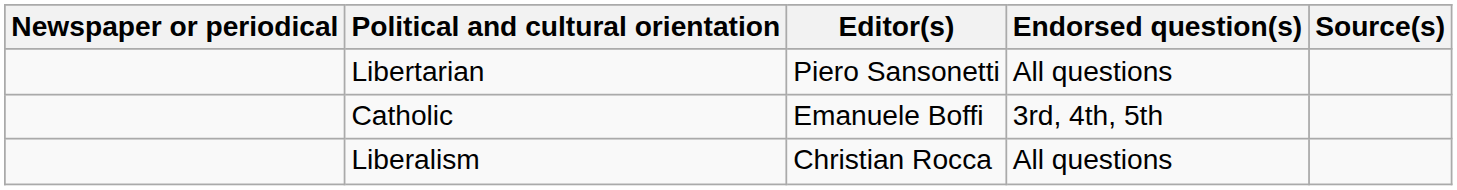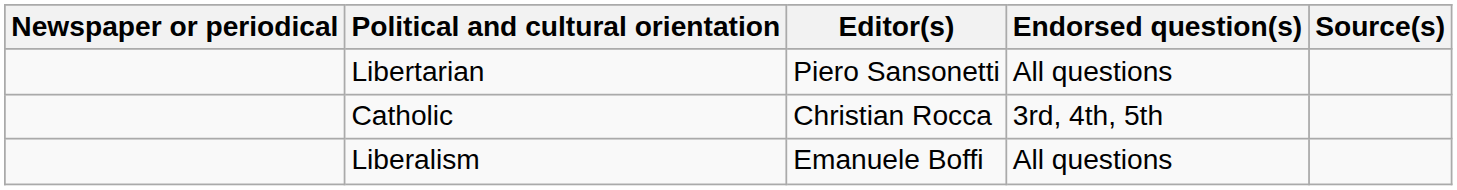(888, 116) Emanuele Boffi -> (893, 116) Christian Rocca
(893, 160) Christian Rocca -> (888, 160) Emanuele Boffi
